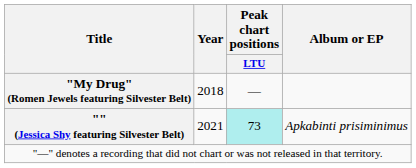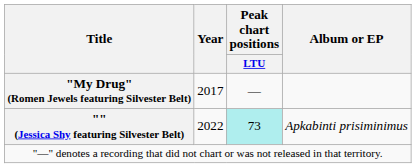(210, 91) 2018 -> (210, 91) 2017
(210, 126) 2021 -> (210, 126) 2022
